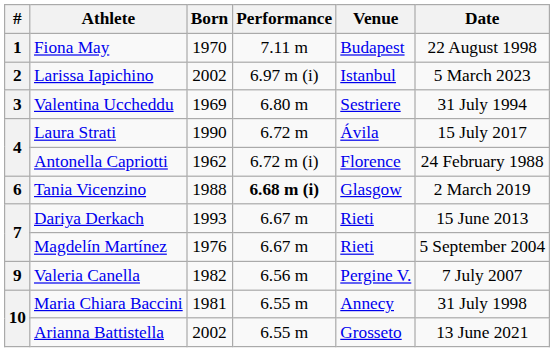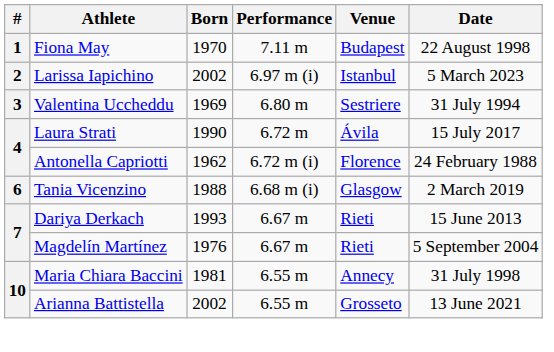(284, 190) bold -> (284, 190) normal
- row: (87, 275)
